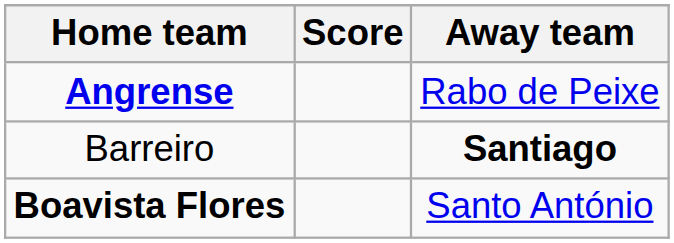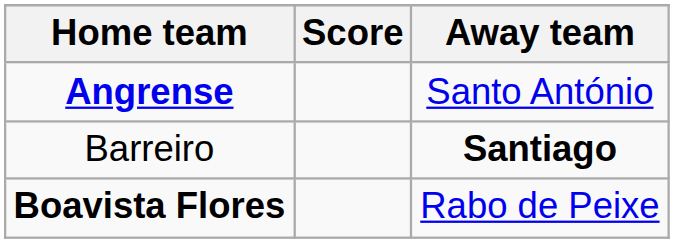(540, 91) Rabo de Peixe -> (540, 91) Santo António
(540, 206) Santo António -> (540, 206) Rabo de Peixe
